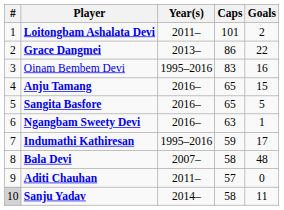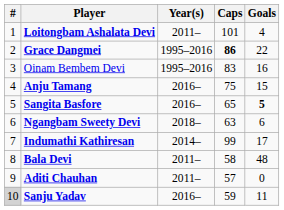(262, 31) 2 -> (262, 31) 4
(186, 50) 2013– -> (186, 50) 1995–2016
(230, 50) normal -> (230, 50) bold
(230, 86) 65 -> (230, 86) 75
(262, 104) normal -> (262, 104) bold
(186, 123) 2016– -> (186, 123) 2018–
(262, 123) 1 -> (262, 123) 6
(186, 141) 1995–2016 -> (186, 141) 2014–
(230, 141) 59 -> (230, 141) 99
(186, 159) 2007– -> (186, 159) 2011–
(186, 196) 2014– -> (186, 196) 2016–
(230, 196) 58 -> (230, 196) 59
